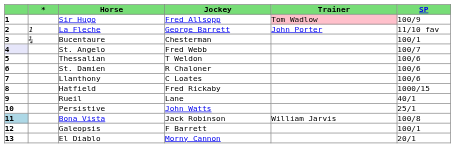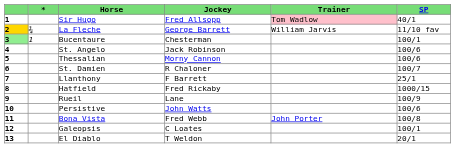(409, 19) 100/9 -> (407, 19) 40/1
(7, 29) no background -> (7, 29) gold background
(31, 29) 1 -> (31, 29) ¾
(297, 29) John Porter -> (304, 29) William Jarvis
(7, 39) no background -> (7, 39) lightgreen background
(31, 39) ¾ -> (31, 39) 1
(7, 49) lavender background -> (7, 49) no background
(186, 49) Fred Webb -> (195, 49) Jack Robinson
(409, 49) 100/7 -> (409, 49) 100/6
(184, 59) T Weldon -> (193, 59) Morny Cannon
(409, 69) 100/6 -> (409, 69) 100/7
(184, 79) C Loates -> (186, 79) F Barrett
(409, 79) 100/6 -> (407, 79) 25/1
(407, 98) 40/1 -> (409, 98) 100/9
(407, 108) 25/1 -> (409, 108) 100/6
(9, 118) lightblue background -> (9, 118) no background
(195, 118) Jack Robinson -> (186, 118) Fred Webb
(304, 118) William Jarvis -> (297, 118) John Porter
(186, 128) F Barrett -> (184, 128) C Loates
(193, 138) Morny Cannon -> (184, 138) T Weldon
